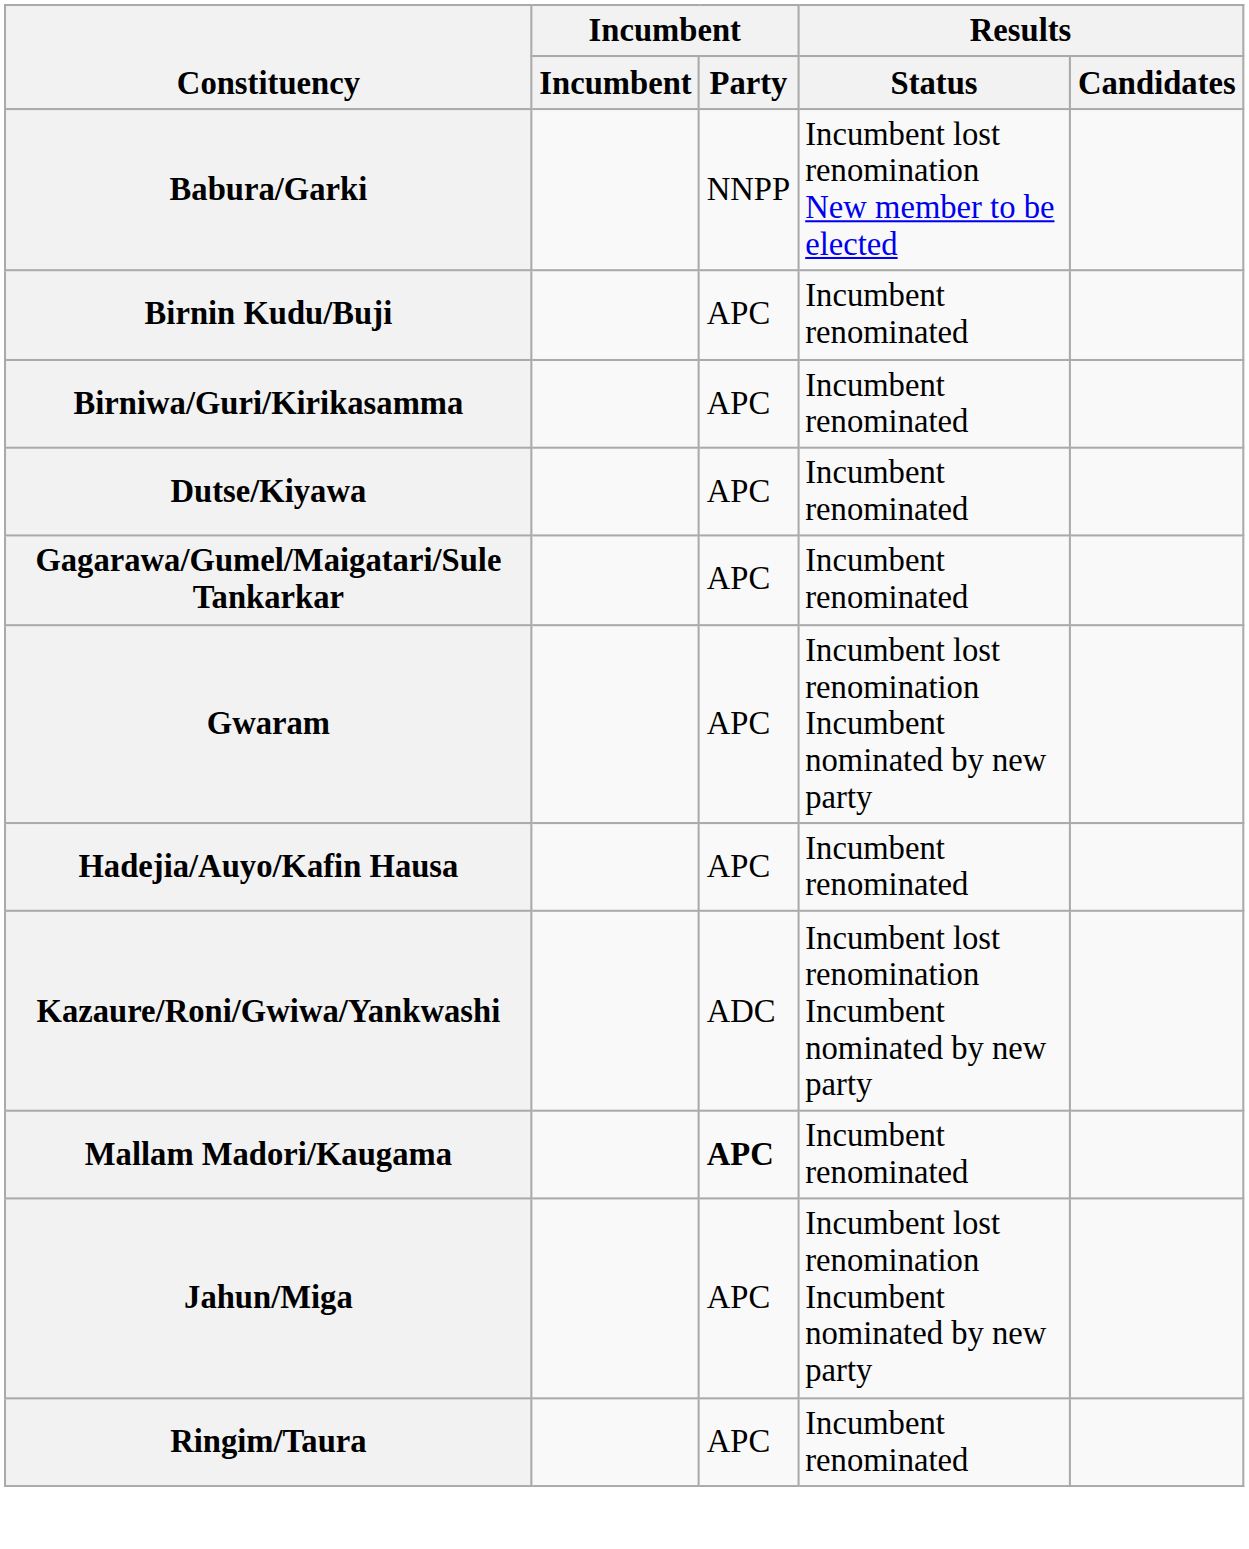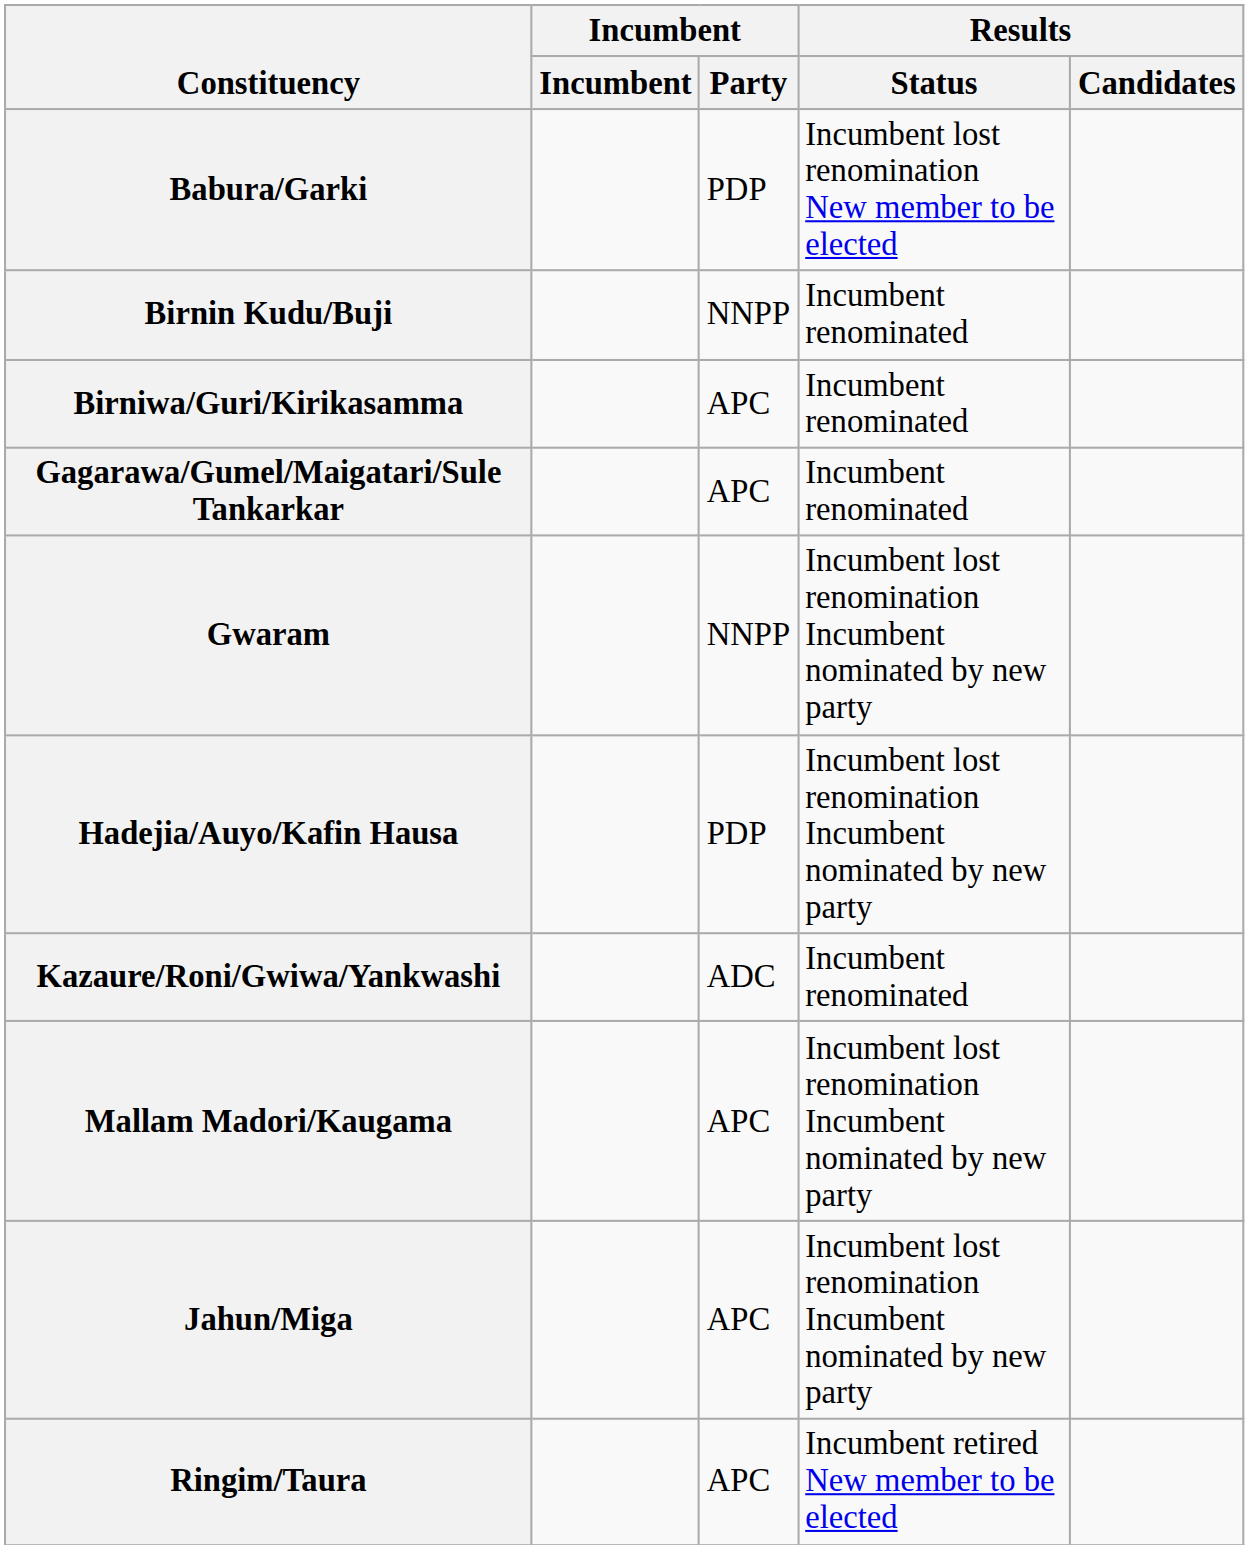(748, 188) NNPP -> (737, 188) PDP
(738, 314) APC -> (748, 314) NNPP
- row: (268, 491)
(738, 723) APC -> (748, 634) NNPP
(738, 866) APC -> (737, 833) PDP
(887, 866) Incumbent renominated -> (926, 833) Incumbent lost renomination Incumbent nominated by new party
(926, 1010) Incumbent lost renomination Incumbent nominated by new party -> (887, 976) Incumbent renominated
(740, 1153) bold -> (738, 1120) normal
(887, 1153) Incumbent renominated -> (926, 1120) Incumbent lost renomination Incumbent nominated by new party
(887, 1441) Incumbent renominated -> (930, 1481) Incumbent retired New member to be elected
